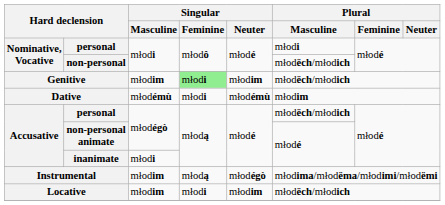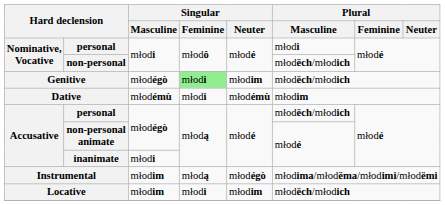(147, 79) młodim -> (149, 79) młodégò
